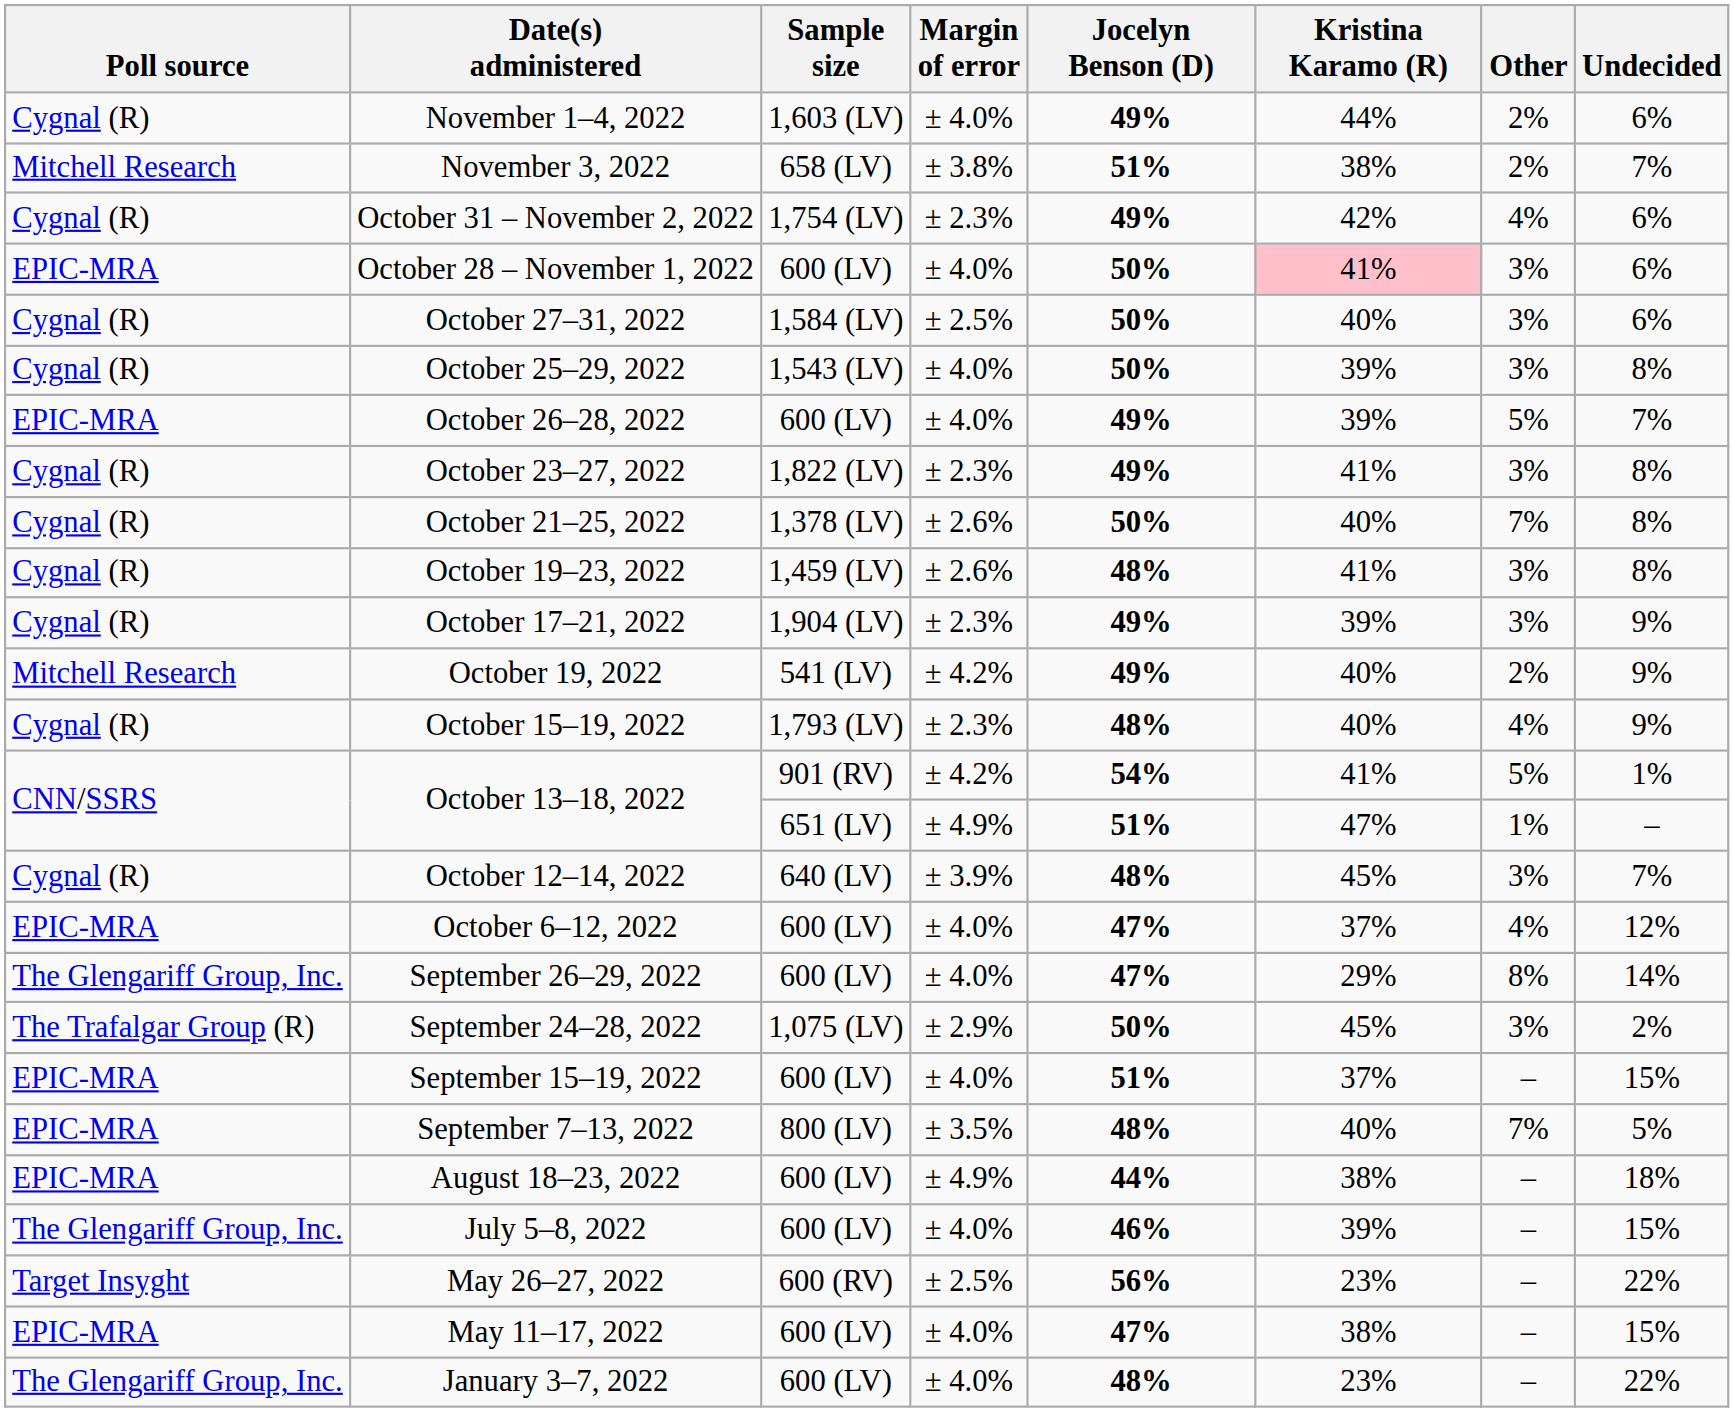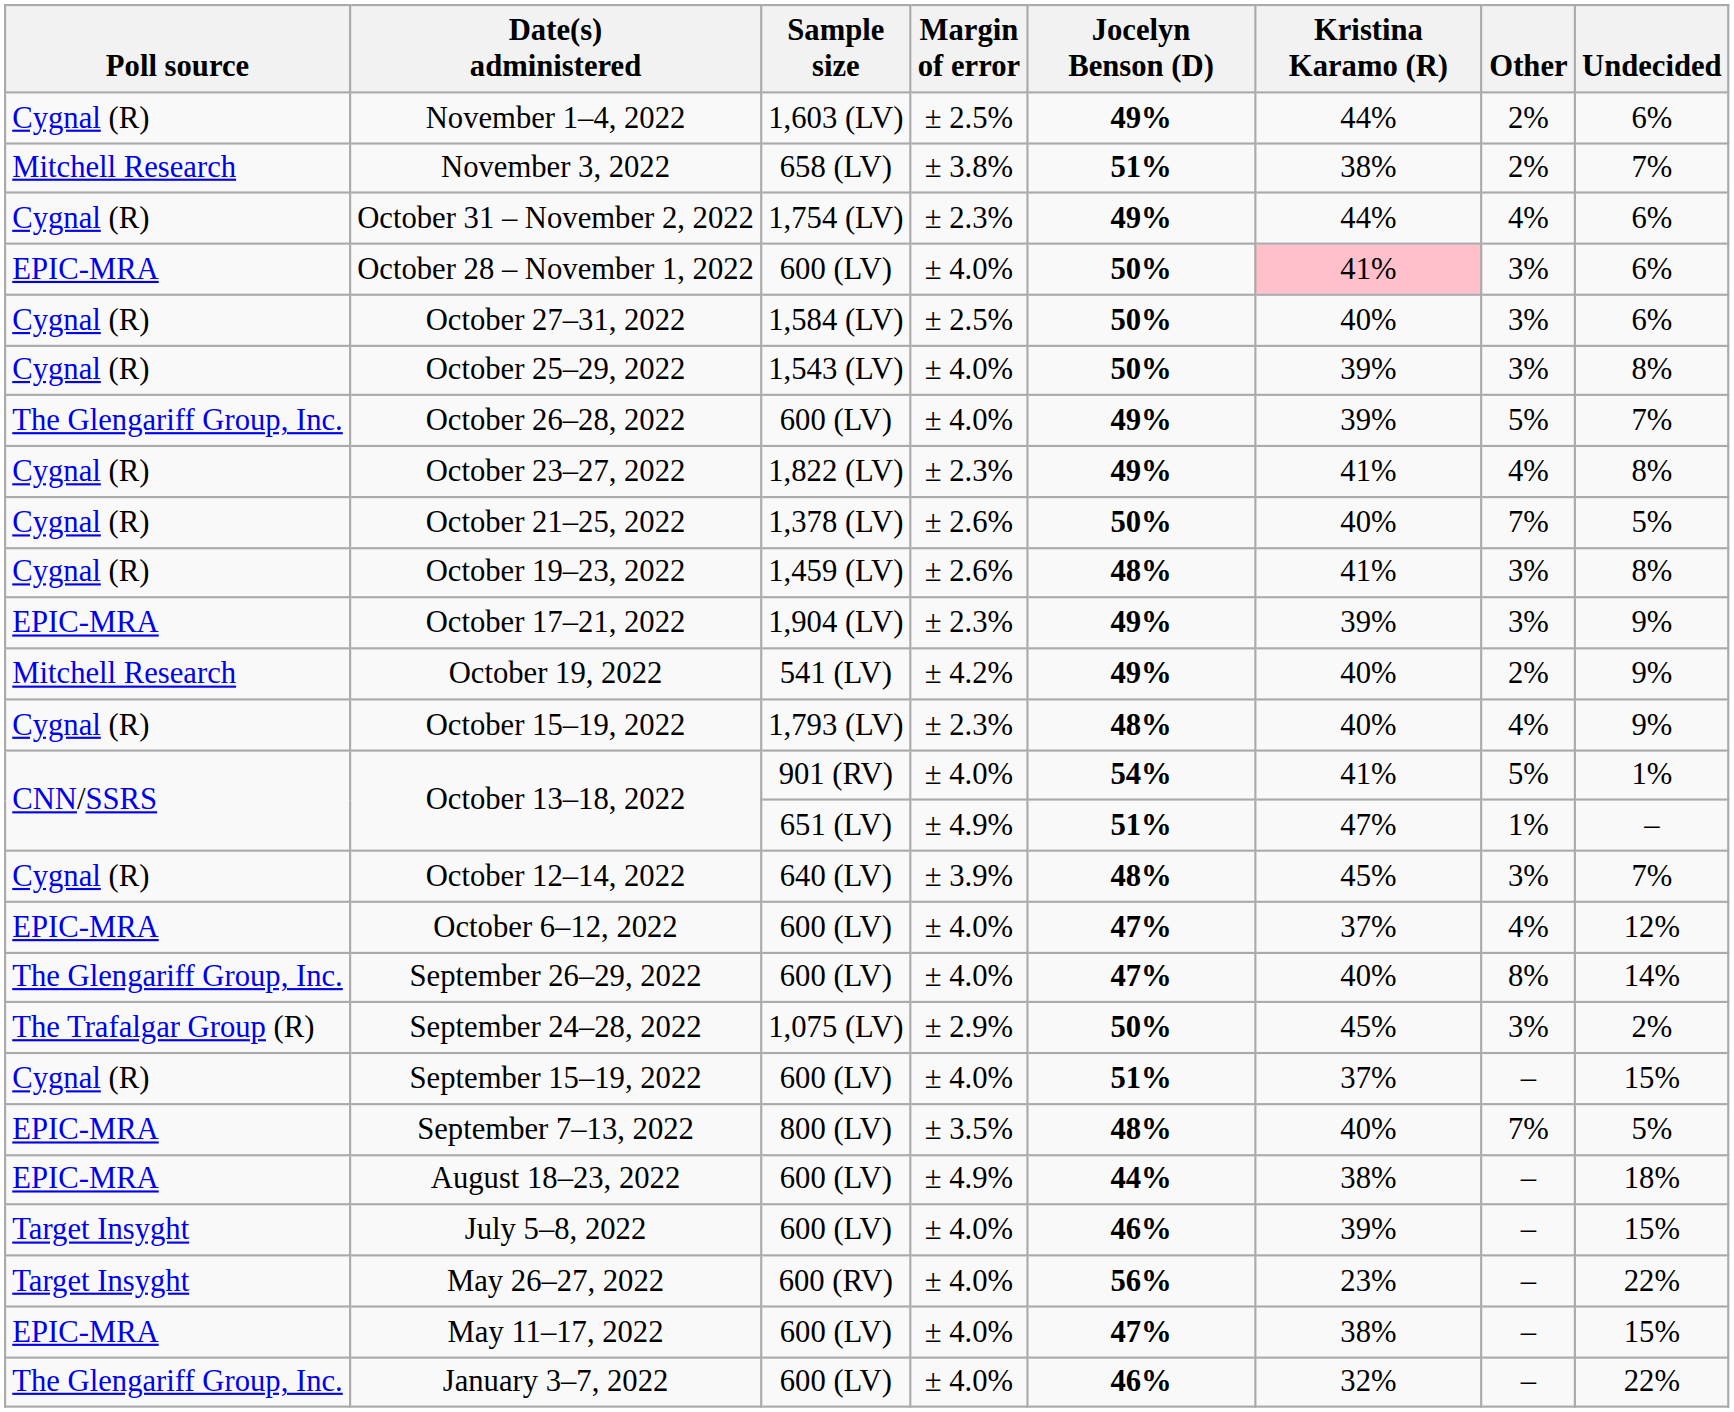(969, 116) ± 4.0% -> (969, 116) ± 2.5%
(1368, 218) 42% -> (1368, 218) 44%
(85, 420) EPIC-MRA -> (178, 420) The Glengariff Group, Inc.
(1528, 471) 3% -> (1528, 471) 4%
(1652, 521) 8% -> (1652, 521) 5%
(81, 622) Cygnal (R) -> (85, 622) EPIC-MRA
(969, 774) ± 4.2% -> (969, 774) ± 4.0%
(1368, 976) 29% -> (1368, 976) 40%
(85, 1078) EPIC-MRA -> (81, 1078) Cygnal (R)
(178, 1229) The Glengariff Group, Inc. -> (101, 1229) Target Insyght
(969, 1280) ± 2.5% -> (969, 1280) ± 4.0%
(1141, 1381) 48% -> (1141, 1381) 46%
(1368, 1381) 23% -> (1368, 1381) 32%
